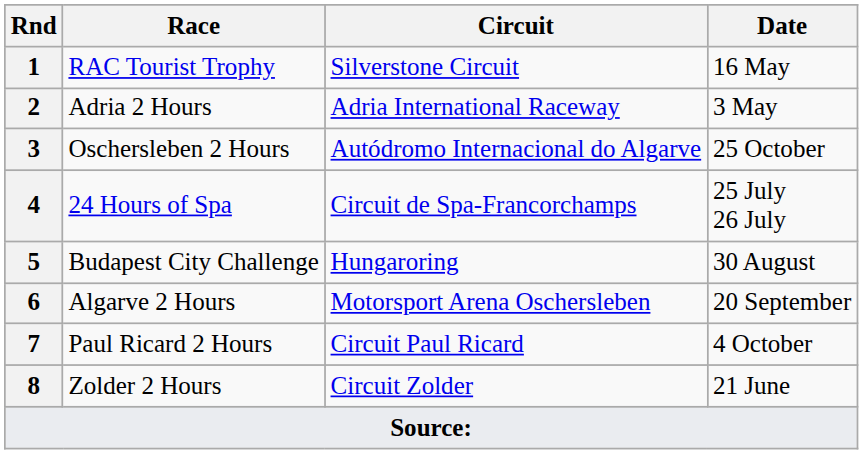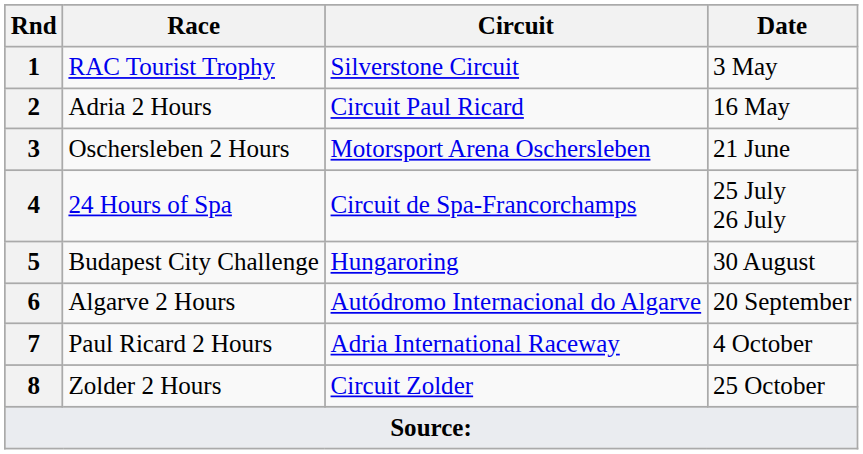(752, 66) 16 May -> (745, 66) 3 May
(475, 108) Adria International Raceway -> (427, 108) Circuit Paul Ricard
(745, 108) 3 May -> (752, 108) 16 May
(516, 149) Autódromo Internacional do Algarve -> (490, 149) Motorsport Arena Oschersleben
(769, 149) 25 October -> (752, 149) 21 June
(490, 303) Motorsport Arena Oschersleben -> (516, 303) Autódromo Internacional do Algarve
(427, 344) Circuit Paul Ricard -> (475, 344) Adria International Raceway
(752, 385) 21 June -> (769, 385) 25 October
